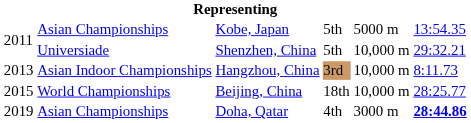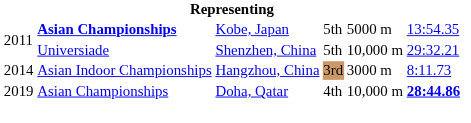(103, 29) normal -> (107, 29) bold
(19, 70) 2013 -> (19, 70) 2014
(382, 70) 10,000 m -> (369, 70) 3000 m
- row: (259, 91)
(376, 111) 3000 m -> (375, 91) 10,000 m
